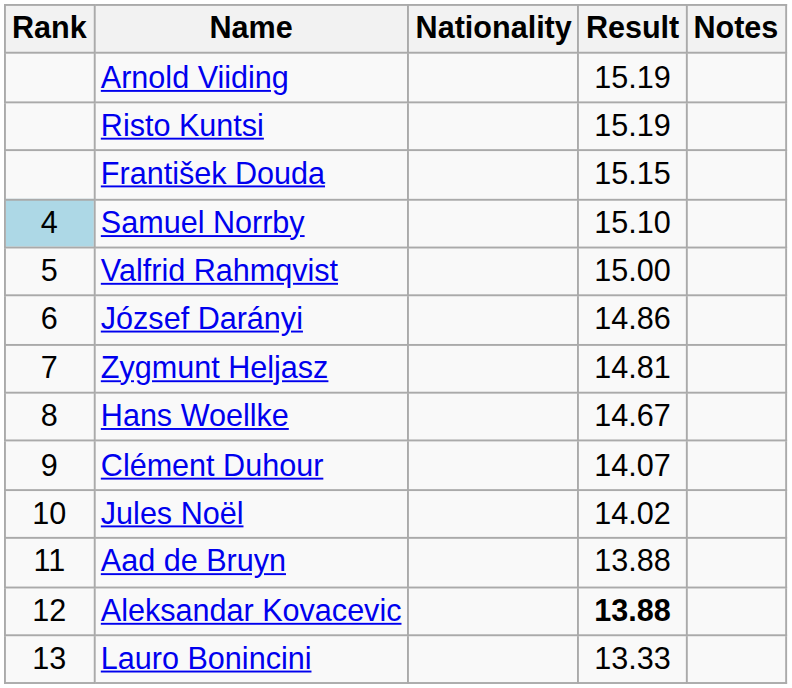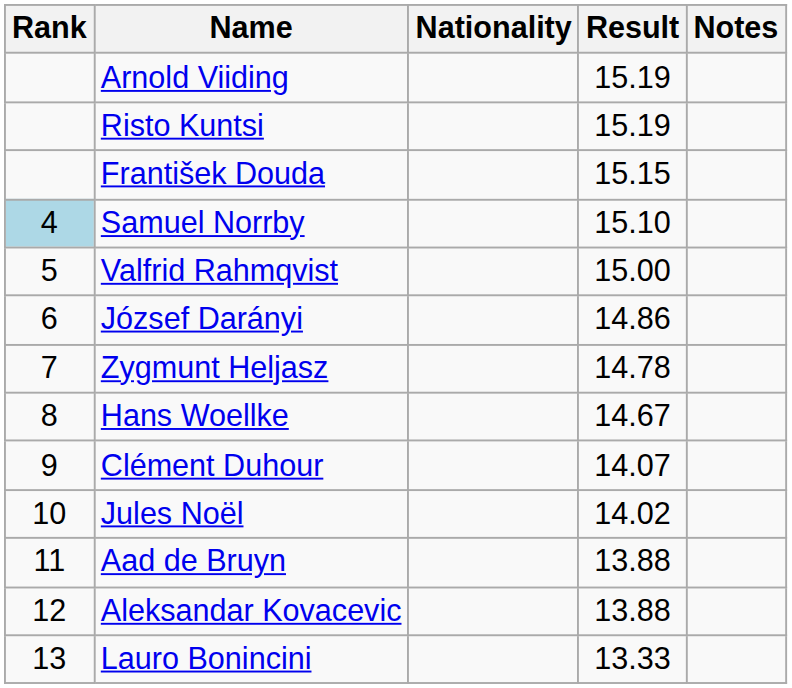(633, 367) 14.81 -> (633, 367) 14.78
(633, 610) bold -> (633, 610) normal
